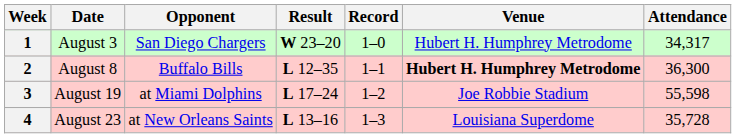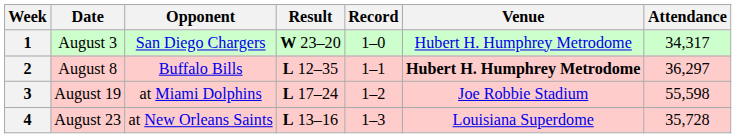(687, 68) 36,300 -> (687, 68) 36,297
